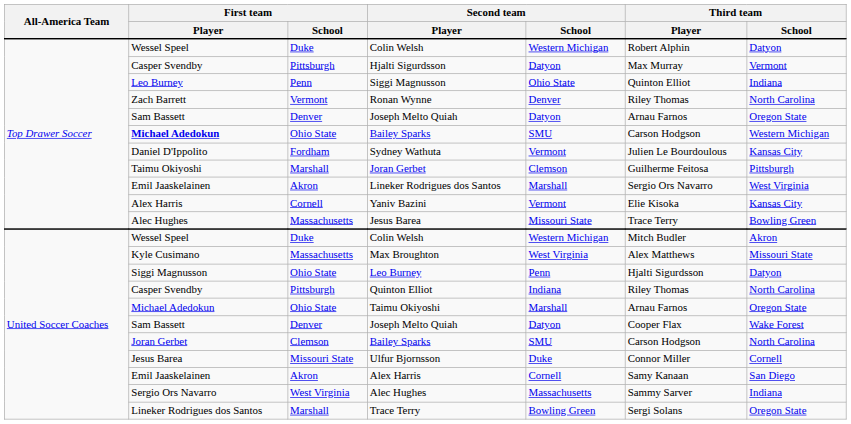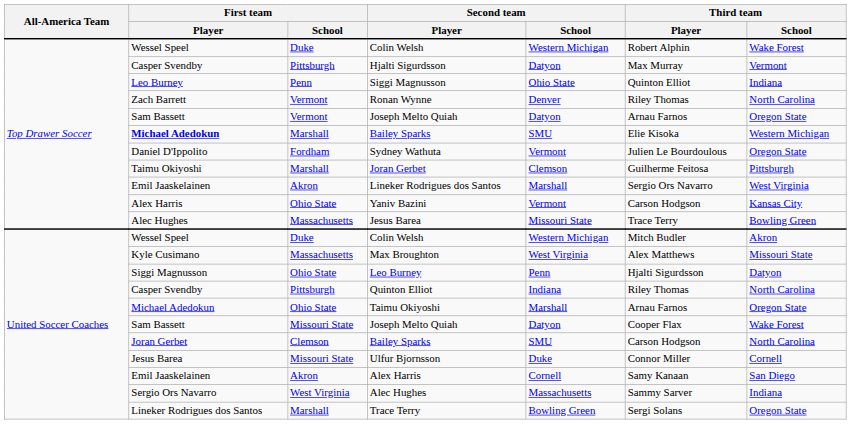(765, 47) Datyon -> (777, 47) Wake Forest
(306, 116) Denver -> (309, 116) Vermont
(313, 134) Ohio State -> (309, 134) Marshall
(664, 134) Carson Hodgson -> (653, 134) Elie Kisoka
(776, 151) Kansas City -> (778, 151) Oregon State
(306, 203) Cornell -> (313, 203) Ohio State
(653, 203) Elie Kisoka -> (664, 203) Carson Hodgson
(306, 324) Denver -> (322, 324) Missouri State
